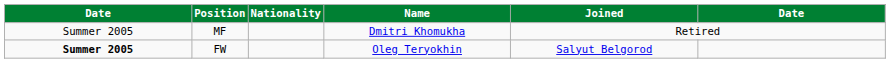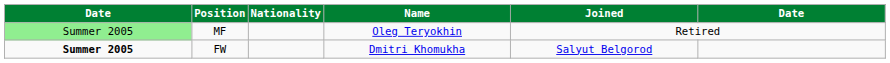(98, 31) no background -> (98, 31) lightgreen background
(417, 31) Dmitri Khomukha -> (417, 31) Oleg Teryokhin
(417, 49) Oleg Teryokhin -> (417, 49) Dmitri Khomukha
